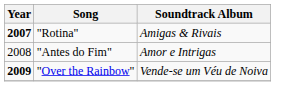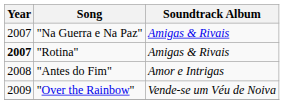+ row: (90, 33)
(19, 71) bold -> (19, 90) normal
